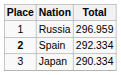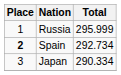(95, 29) 296.959 -> (95, 29) 295.999
(95, 45) 292.334 -> (95, 45) 292.734
